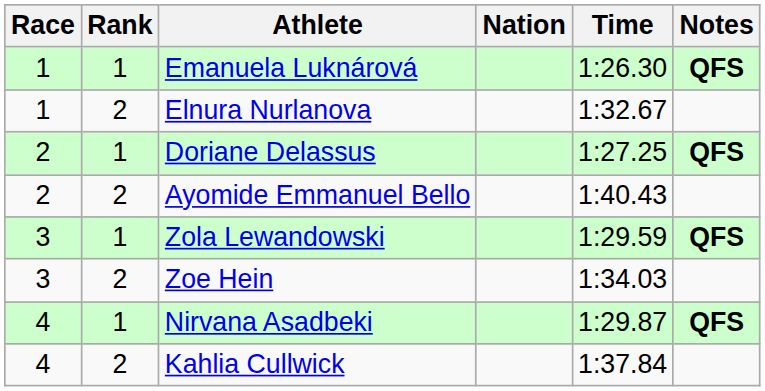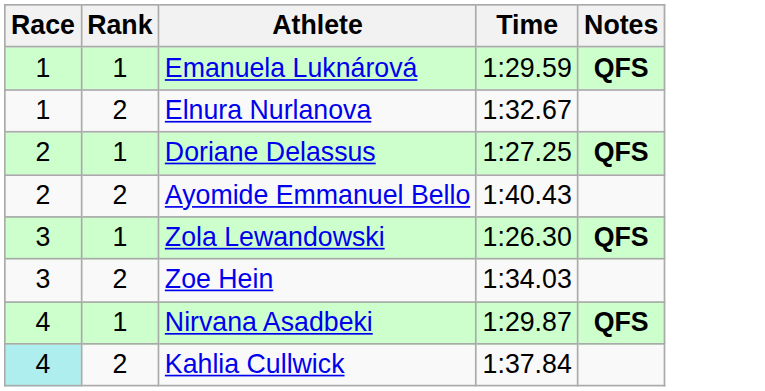- column: (524, 25)
(623, 68) 1:26.30 -> (527, 68) 1:29.59
(623, 237) 1:29.59 -> (527, 237) 1:26.30
(43, 364) no background -> (43, 364) paleturquoise background
